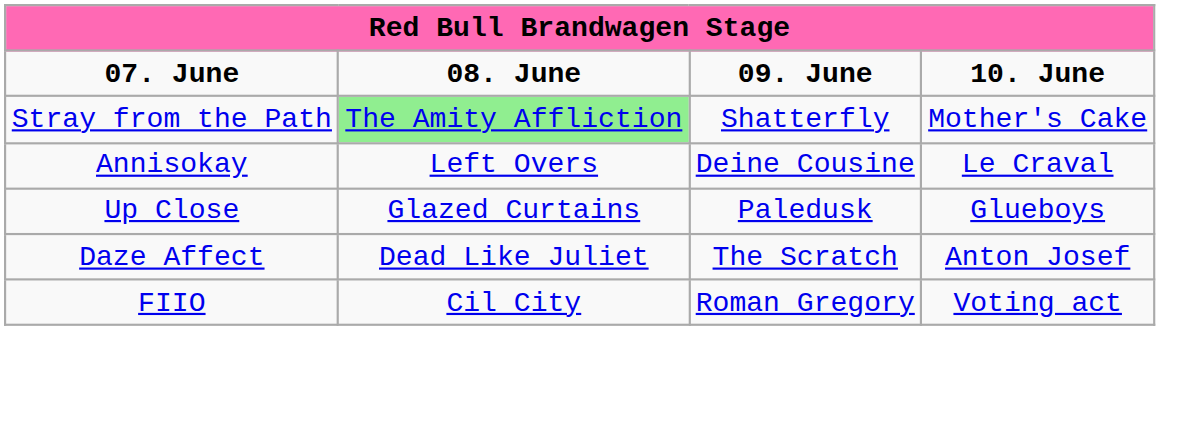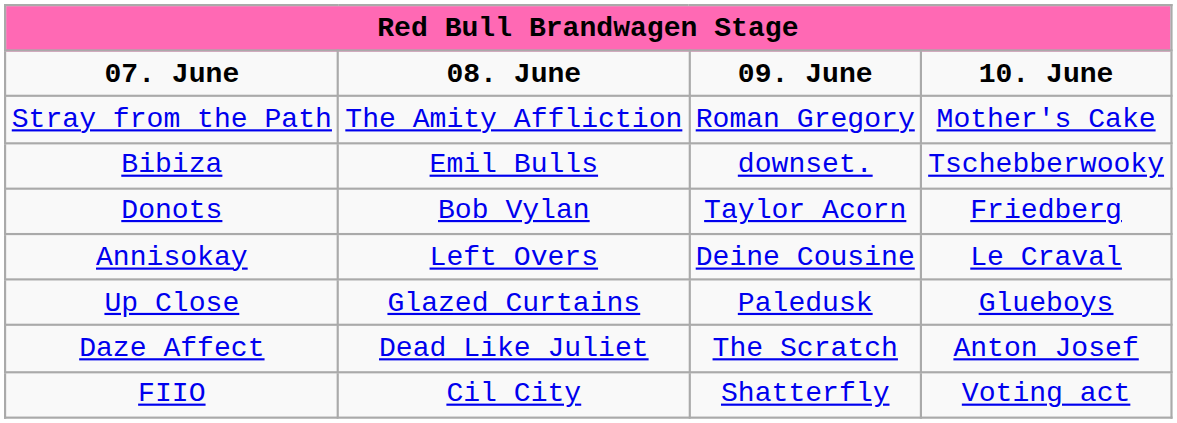(514, 119) lightgreen background -> (514, 119) no background
(805, 119) Shatterfly -> (805, 119) Roman Gregory
+ row: (172, 165)
+ row: (172, 211)
(805, 303) Roman Gregory -> (805, 394) Shatterfly
